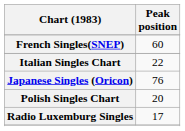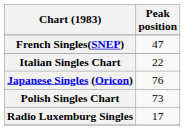(158, 44) 60 -> (158, 44) 47
(158, 98) 20 -> (158, 98) 73
